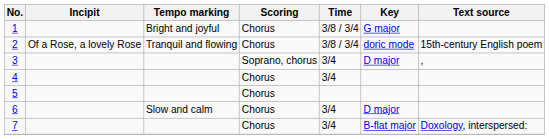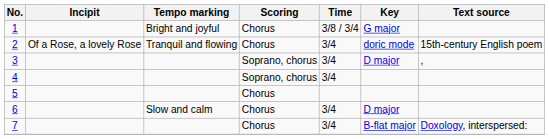(340, 45) 3/8 / 3/4 -> (329, 45) 3/4
(258, 77) Chorus -> (279, 77) Soprano, chorus
